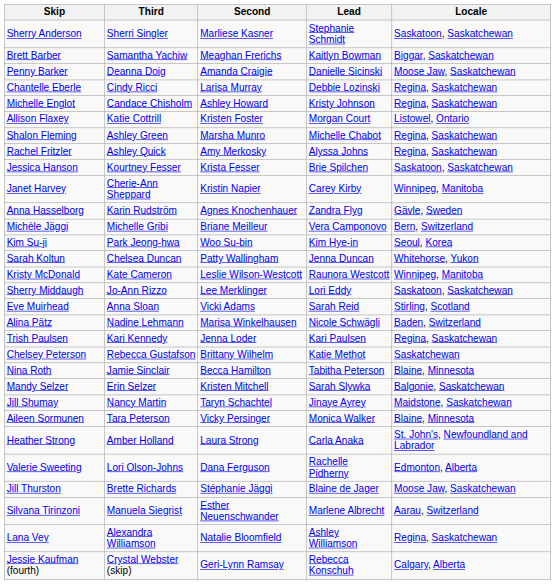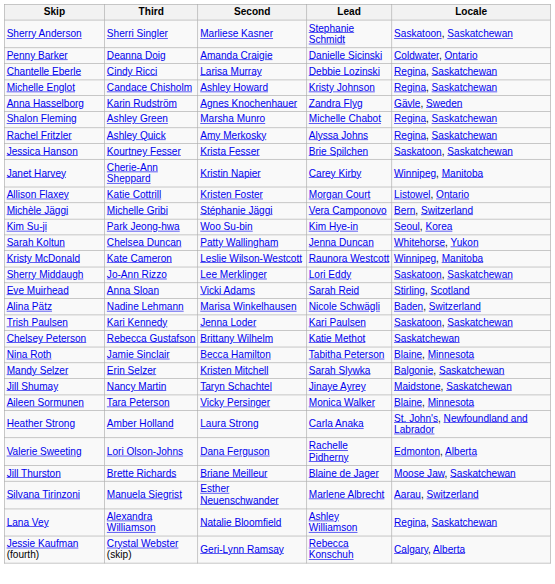- row: (34, 55)
(455, 71) Moose Jaw, Saskatchewan -> (436, 55) Coldwater, Ontario
rows swapped: (38, 119) <-> (45, 211)
(234, 227) Briane Meilleur -> (236, 211) Stéphanie Jäggi
(446, 338) Regina, Saskatchewan -> (453, 322) Saskatoon, Saskatchewan
(236, 489) Stéphanie Jäggi -> (234, 473) Briane Meilleur
